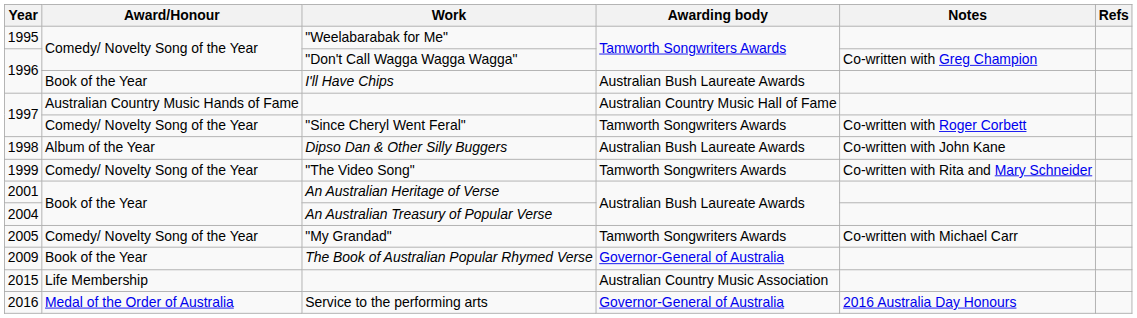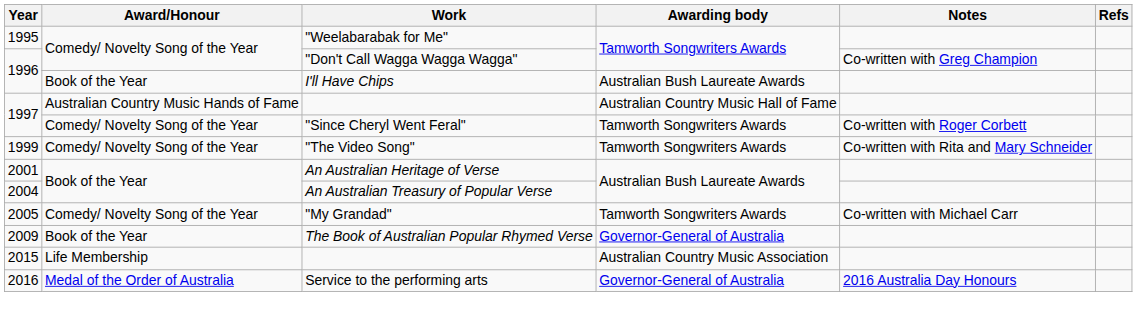- row: (23, 147)
